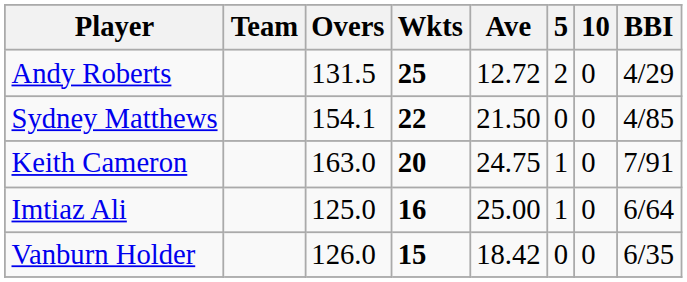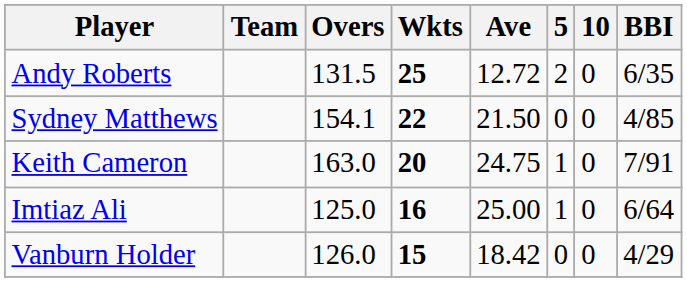(649, 72) 4/29 -> (649, 72) 6/35
(649, 254) 6/35 -> (649, 254) 4/29
